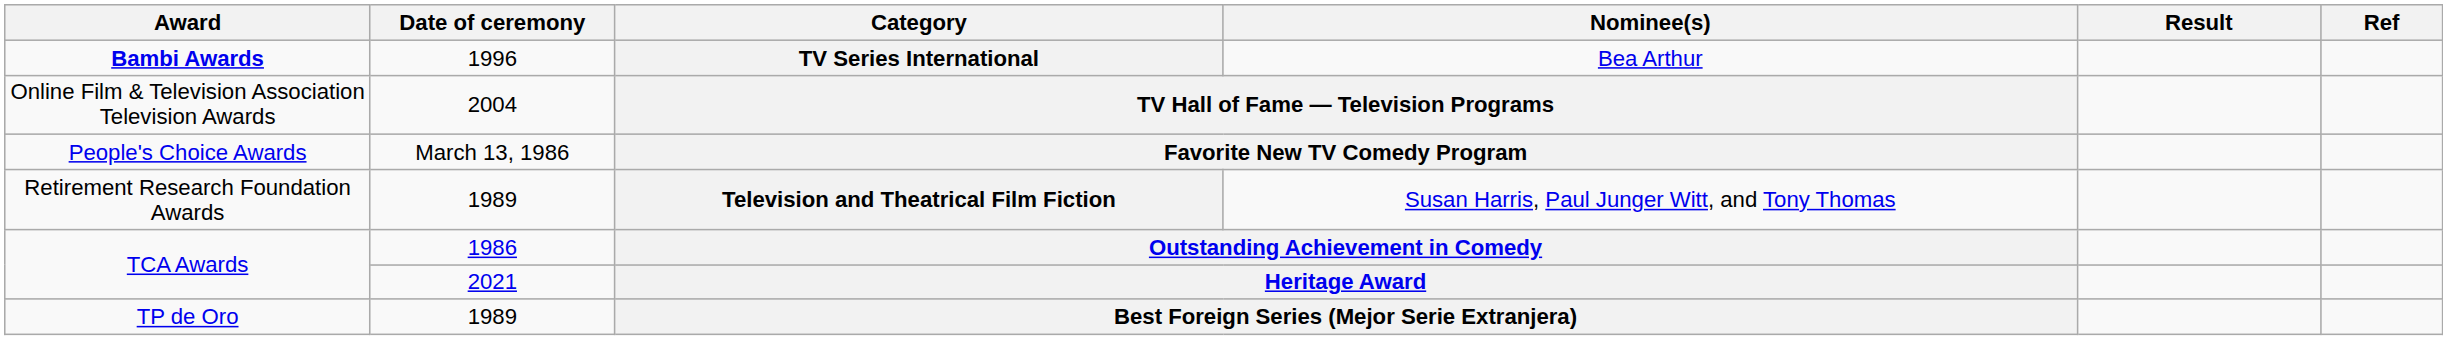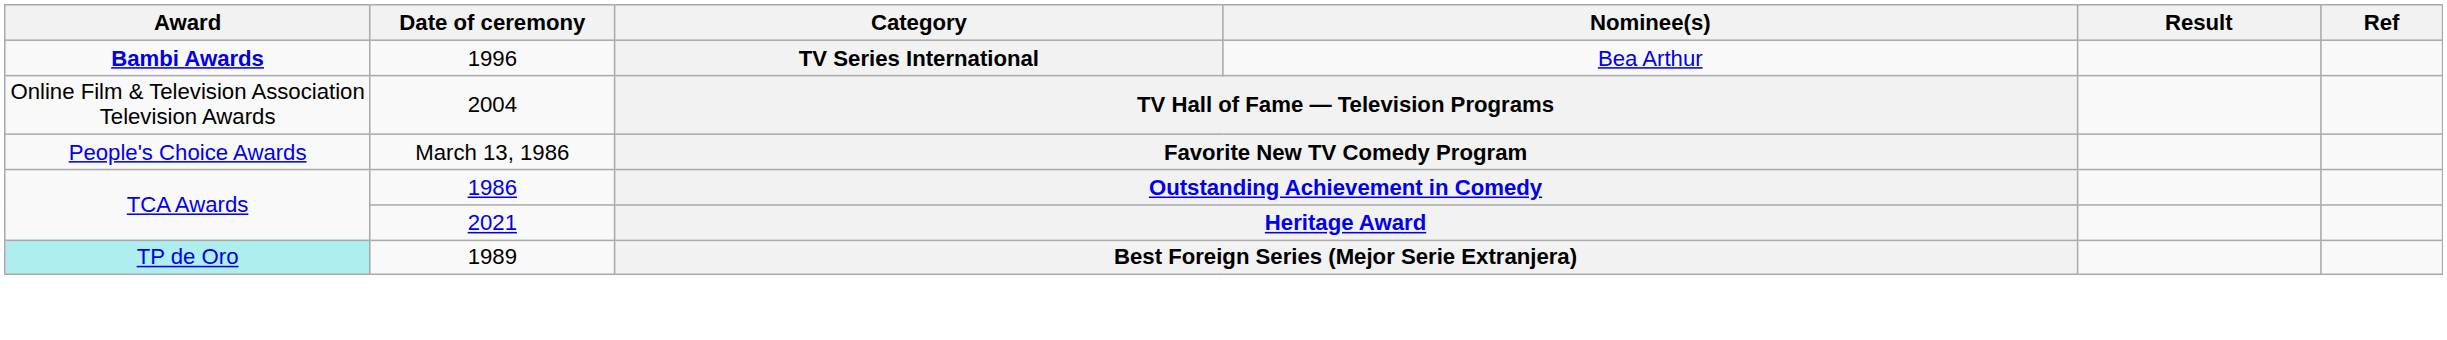- row: (919, 200)
(188, 317) no background -> (188, 258) paleturquoise background
